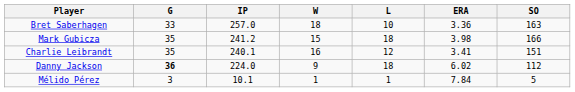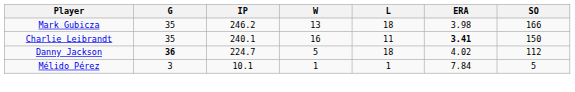- row: (69, 25)
(243, 39) 241.2 -> (243, 25) 246.2
(315, 39) 15 -> (315, 25) 13
(388, 53) 12 -> (388, 39) 11
(461, 53) normal -> (461, 39) bold
(534, 53) 151 -> (534, 39) 150
(243, 66) 224.0 -> (243, 53) 224.7
(315, 66) 9 -> (315, 53) 5
(461, 66) 6.02 -> (461, 53) 4.02
